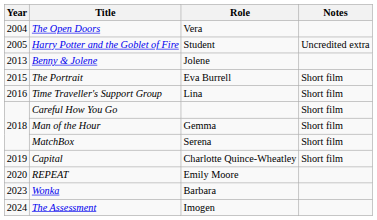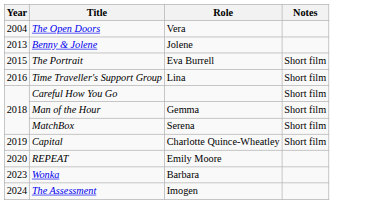- row: (105, 45)
